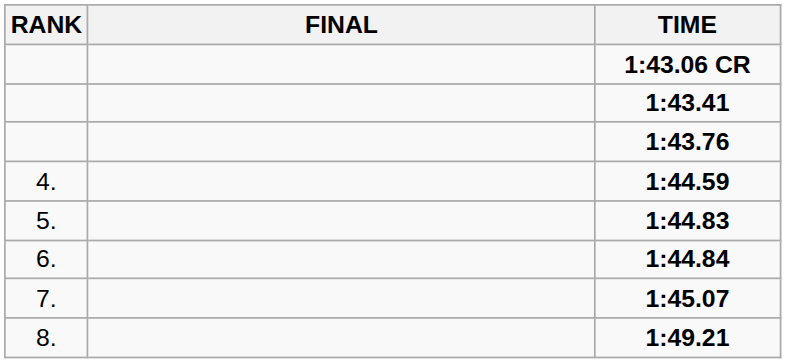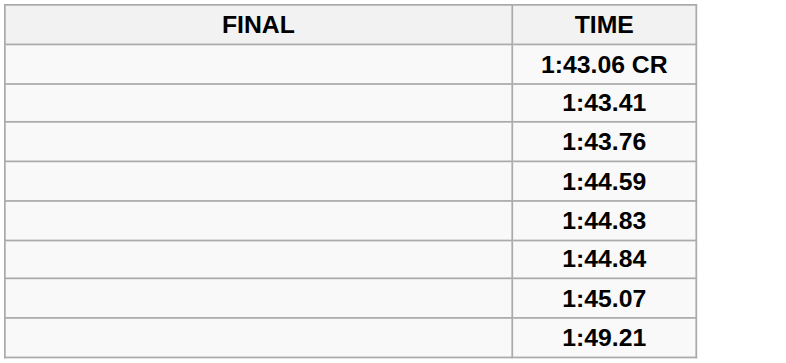- column: (46, 25)
